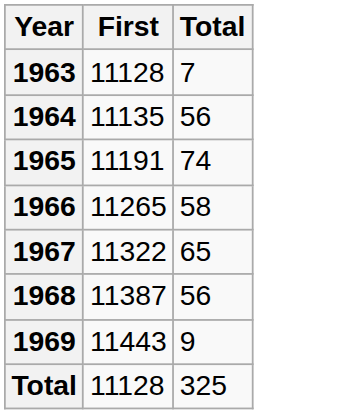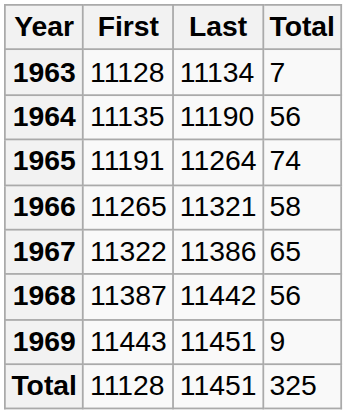+ column: (218, 26)
